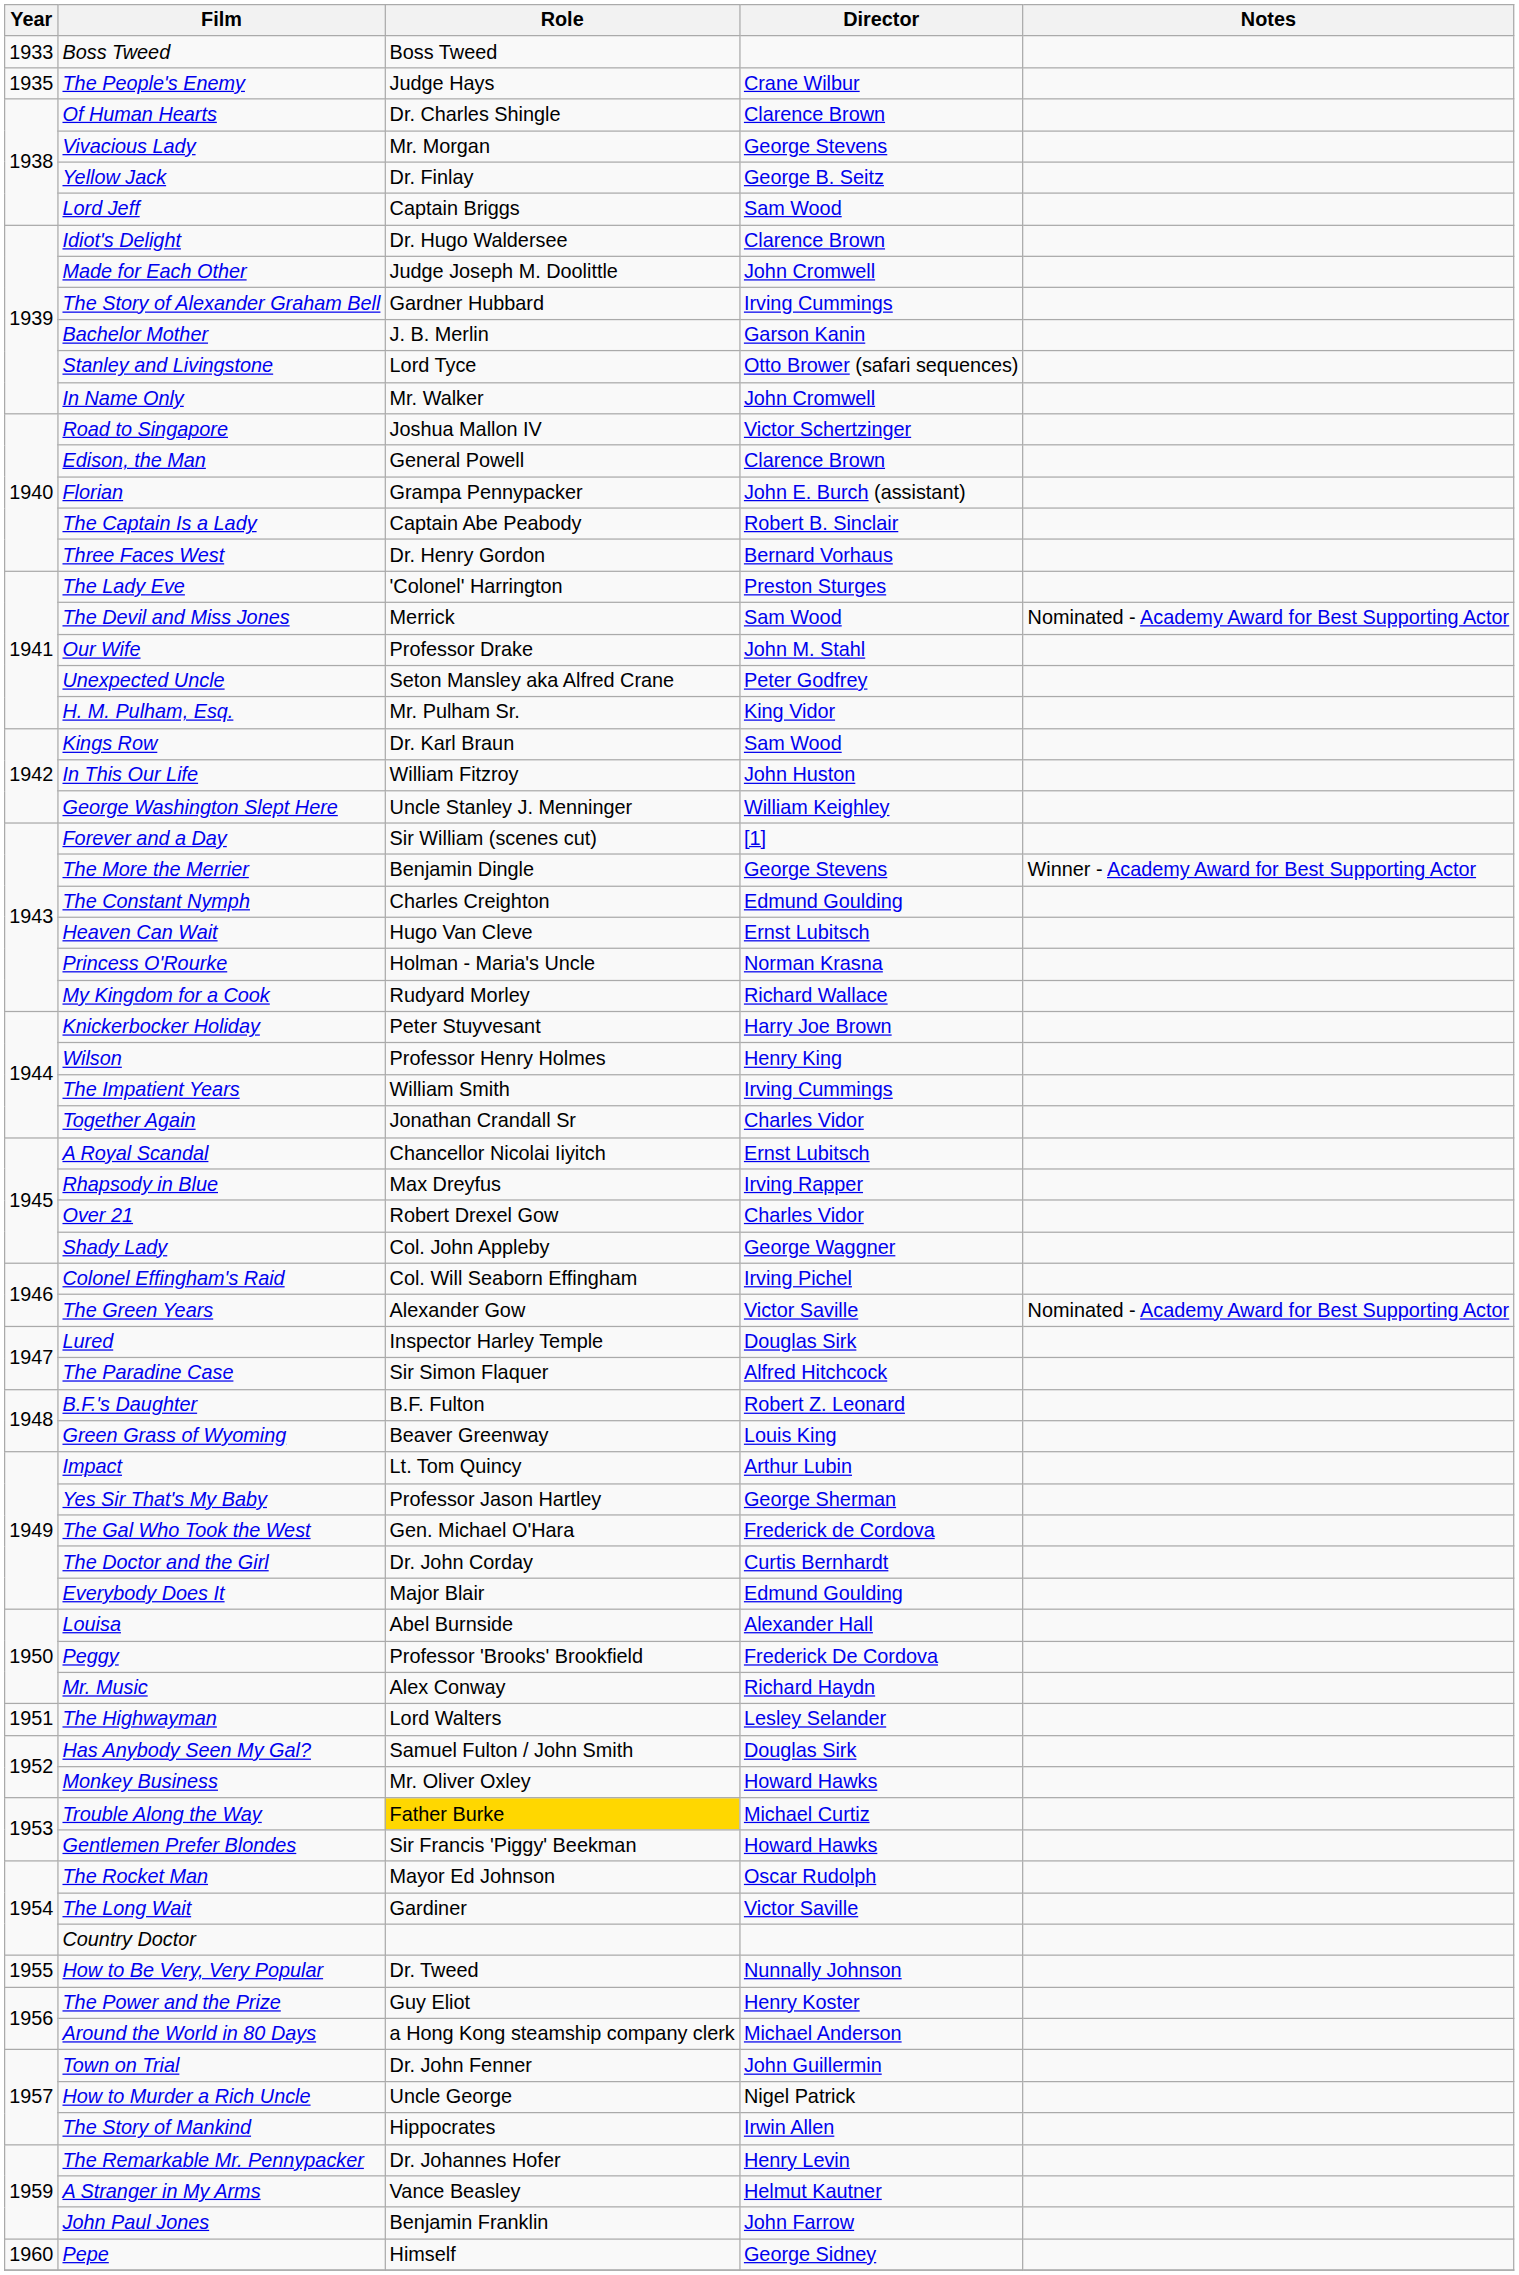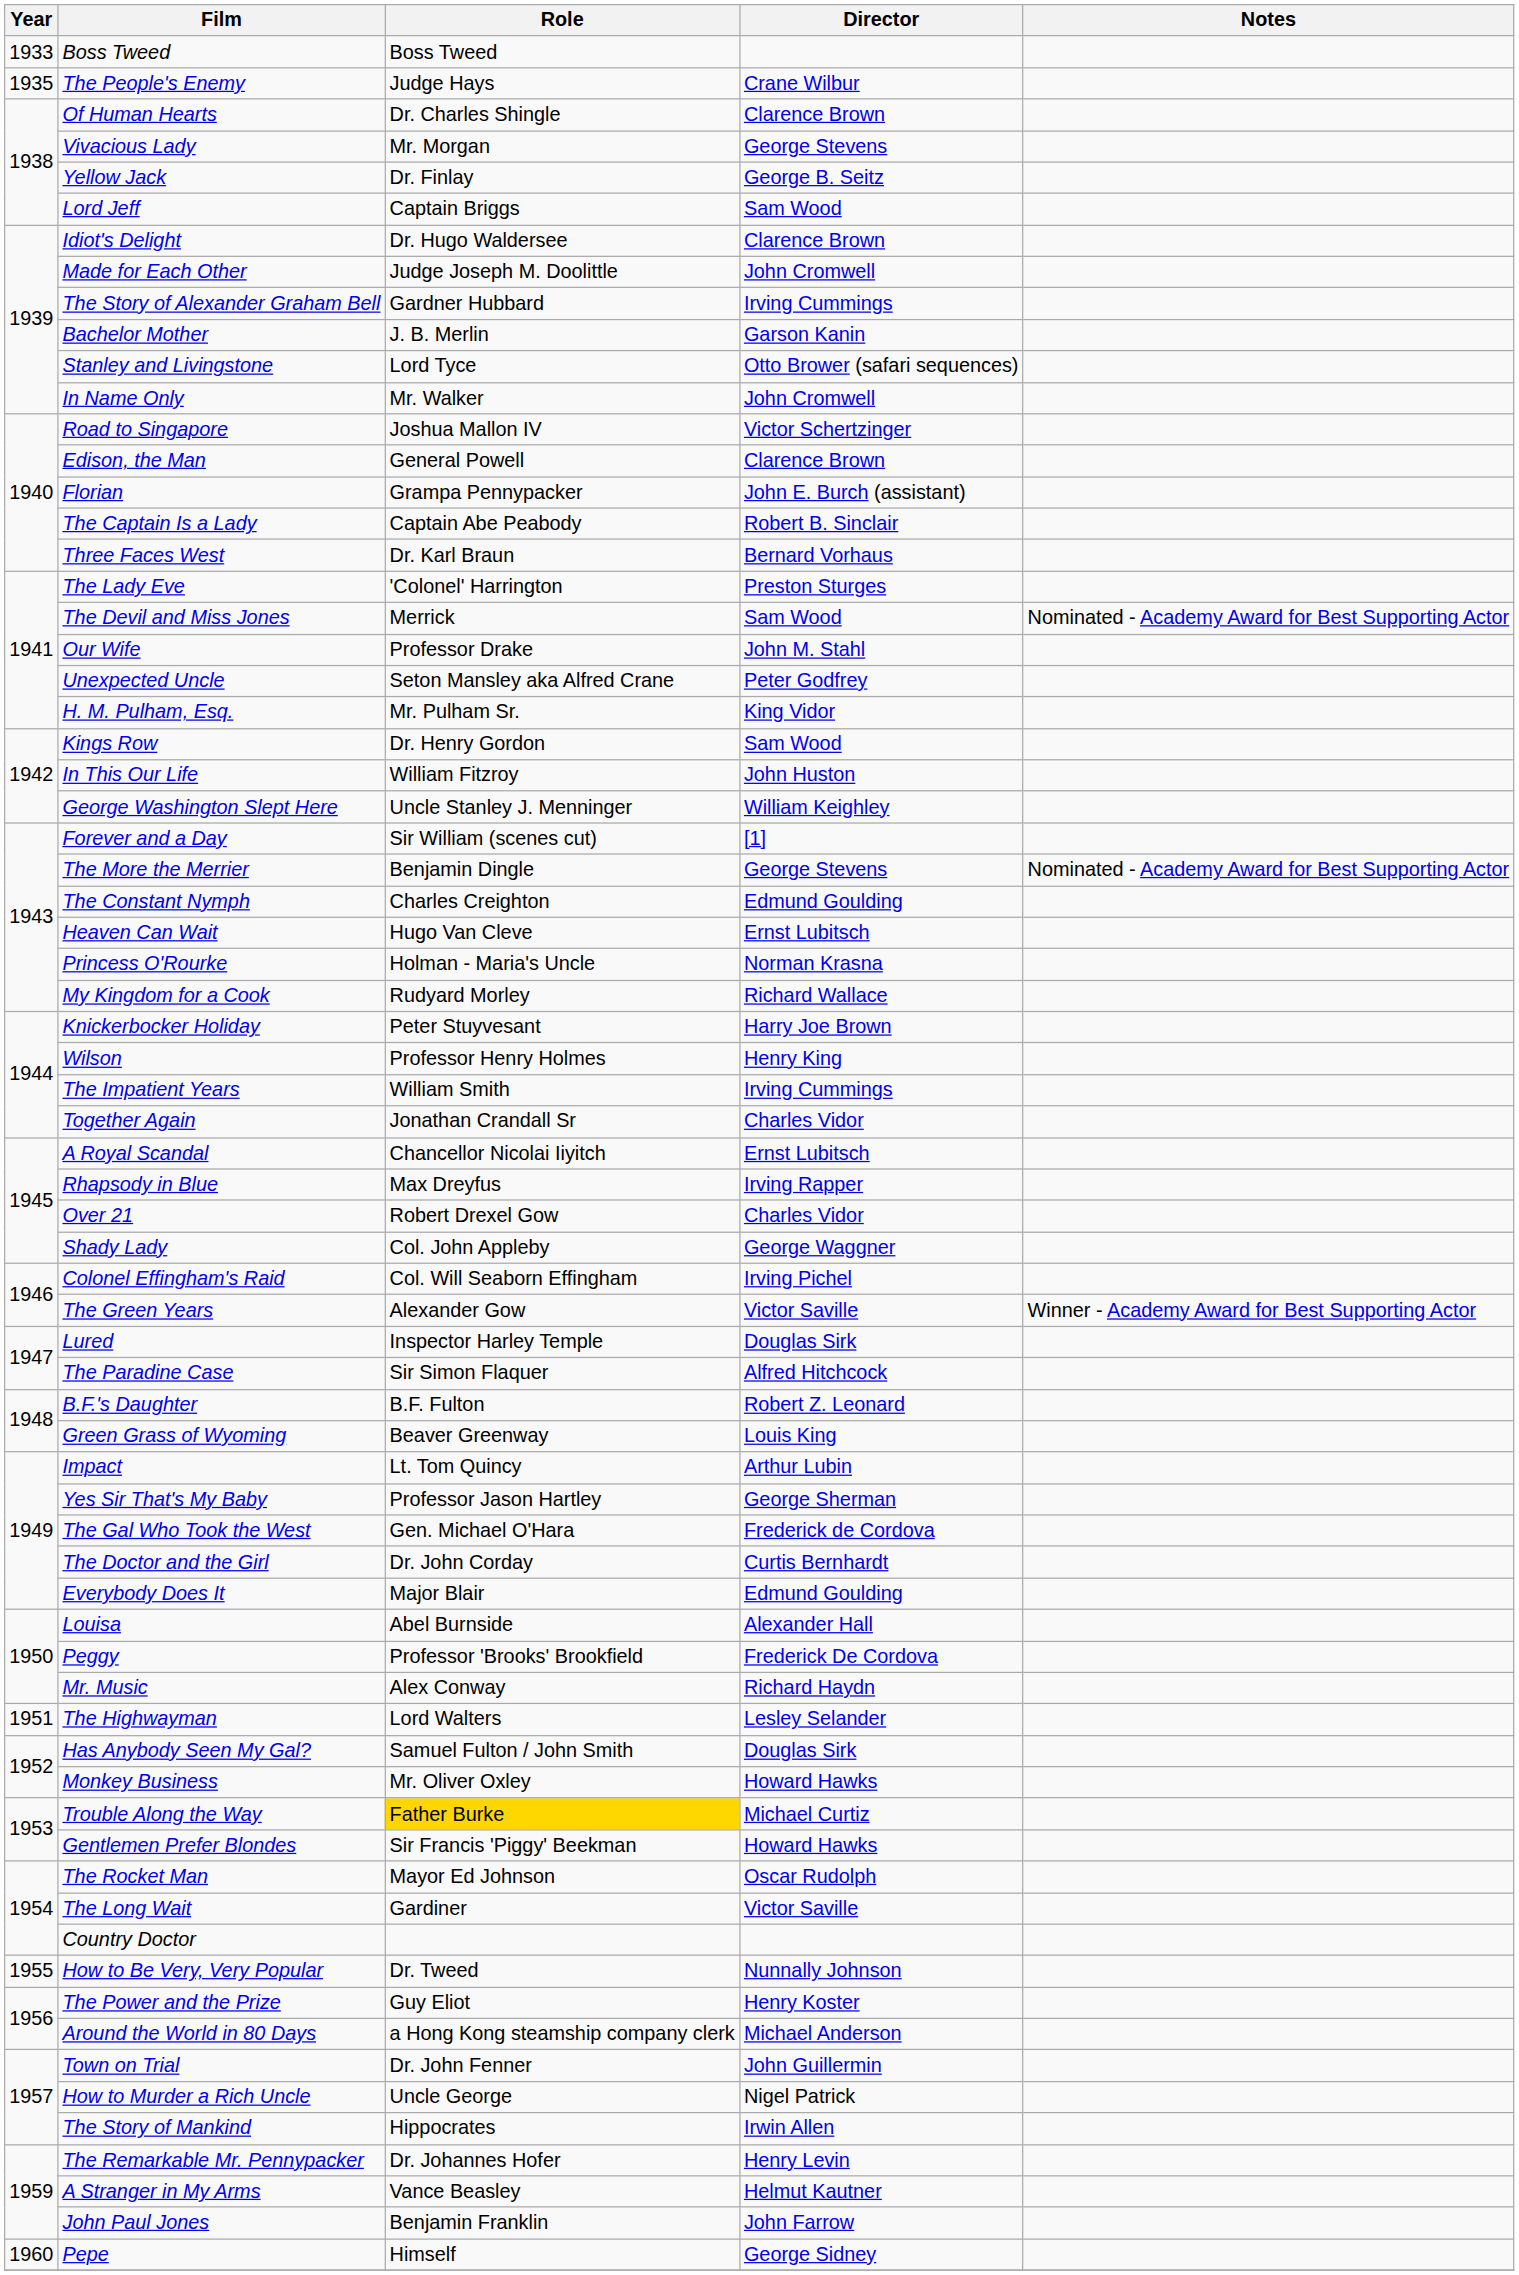(467, 555) Dr. Henry Gordon -> (452, 555) Dr. Karl Braun
(452, 743) Dr. Karl Braun -> (467, 743) Dr. Henry Gordon
(1252, 869) Winner - Academy Award for Best Supporting Actor -> (1268, 869) Nominated - Academy Award for Best Supporting Actor
(1268, 1310) Nominated - Academy Award for Best Supporting Actor -> (1252, 1310) Winner - Academy Award for Best Supporting Actor
